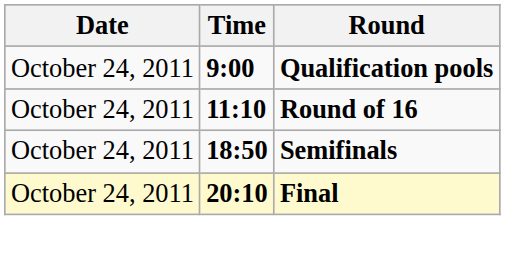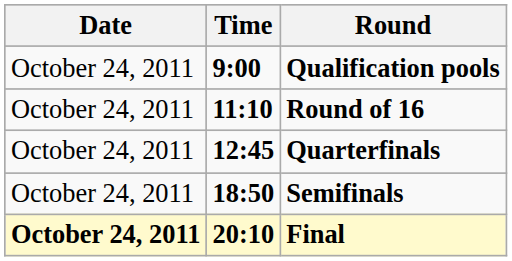+ row: (363, 151)
(102, 192) normal -> (106, 234) bold
